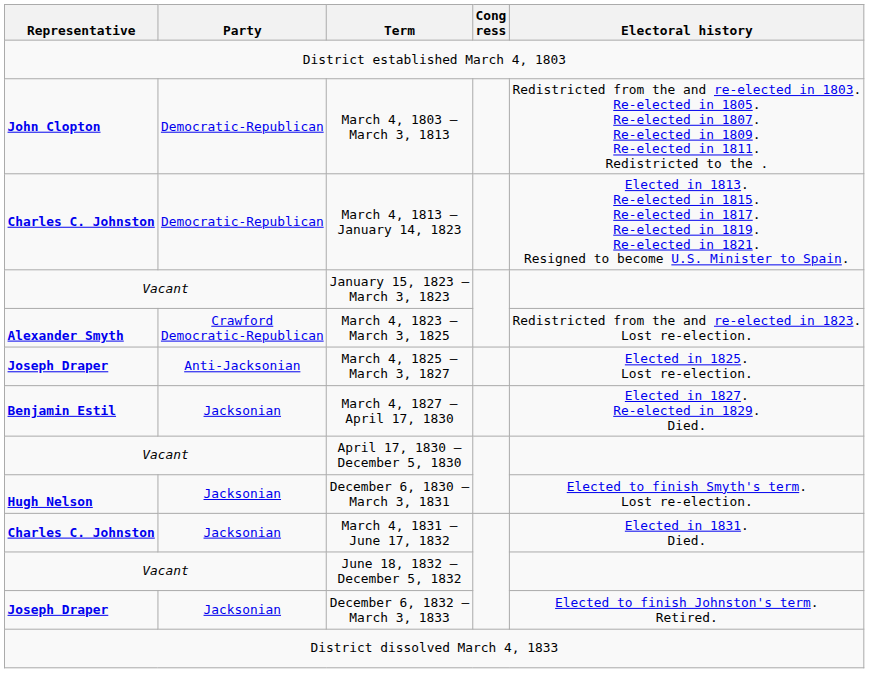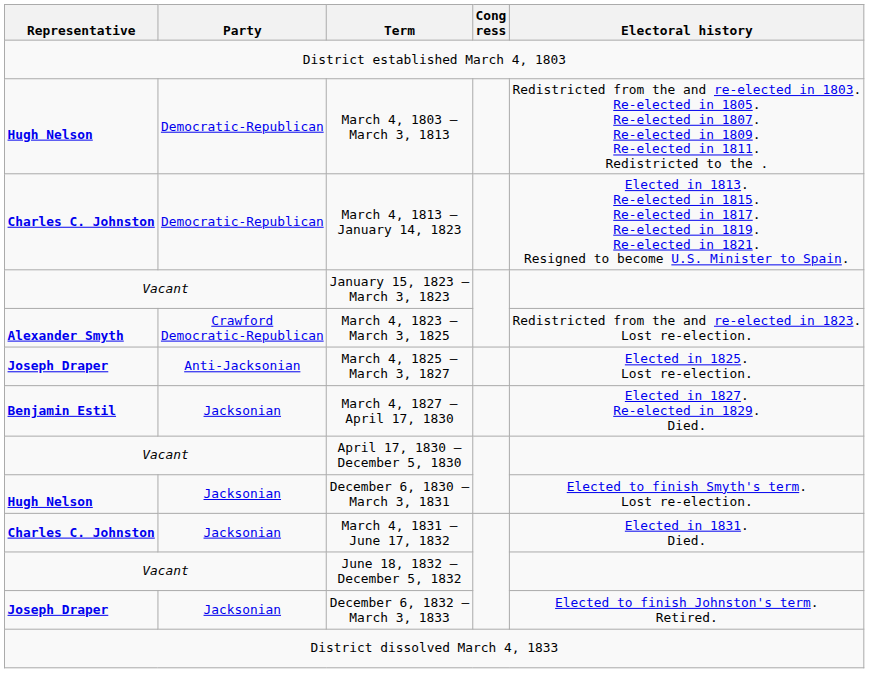(54, 127) John Clopton -> (50, 134) Hugh Nelson
